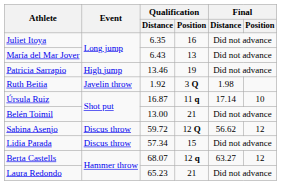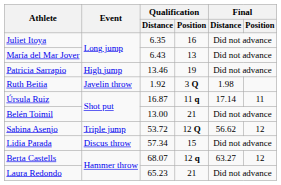(260, 99) 10 -> (260, 99) 11
(107, 129) Discus throw -> (105, 129) Triple jump
(158, 129) 59.72 -> (158, 129) 53.72
